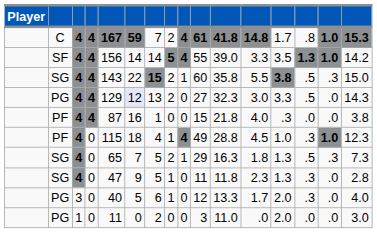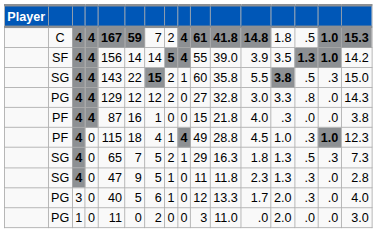(283, 38) 1.7 -> (283, 38) 1.8
(310, 38) .8 -> (310, 38) .5
(259, 58) 3.3 -> (259, 58) 3.9
(135, 98) lavender background -> (135, 98) no background
(155, 98) 13 -> (155, 98) 12
(226, 98) 32.3 -> (226, 98) 32.8
(310, 98) .5 -> (310, 98) .8
